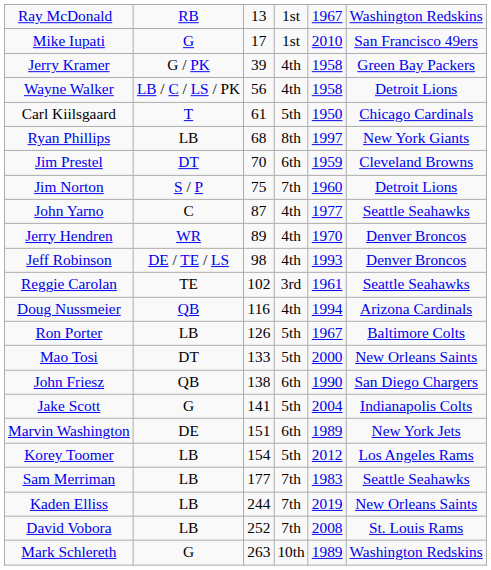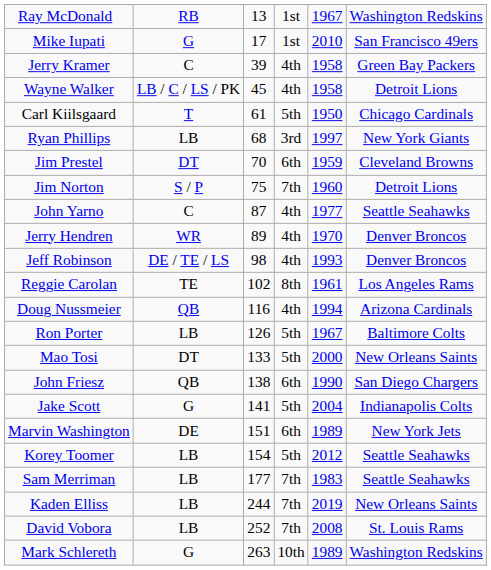(189, 65) G / PK -> (189, 65) C
(259, 89) 56 -> (259, 89) 45
(291, 138) 8th -> (291, 138) 3rd
(291, 284) 3rd -> (291, 284) 8th
(416, 284) Seattle Seahawks -> (416, 284) Los Angeles Rams
(416, 455) Los Angeles Rams -> (416, 455) Seattle Seahawks
